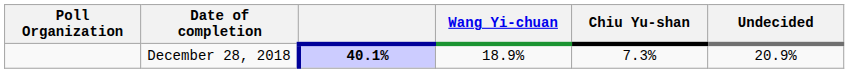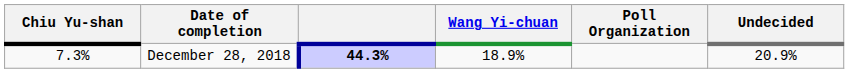columns swapped: (73, 24) <-> (639, 23)
(368, 57) 40.1% -> (368, 57) 44.3%
